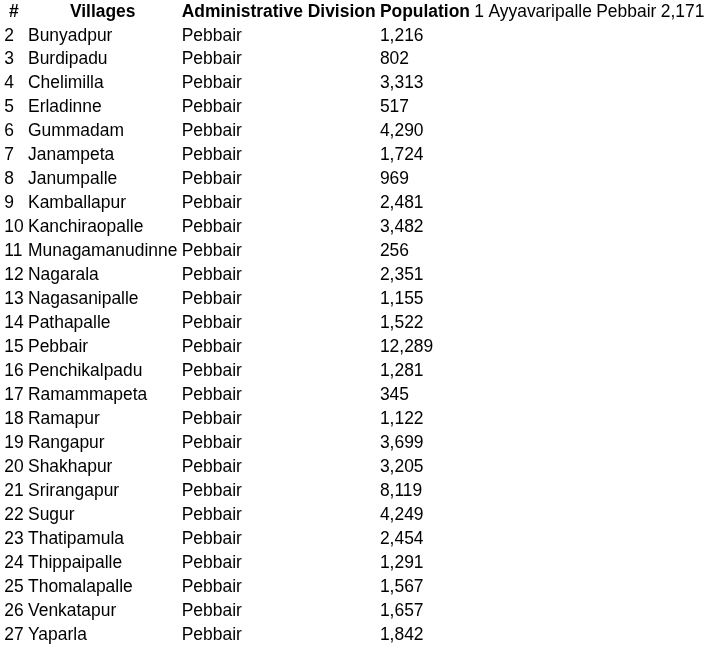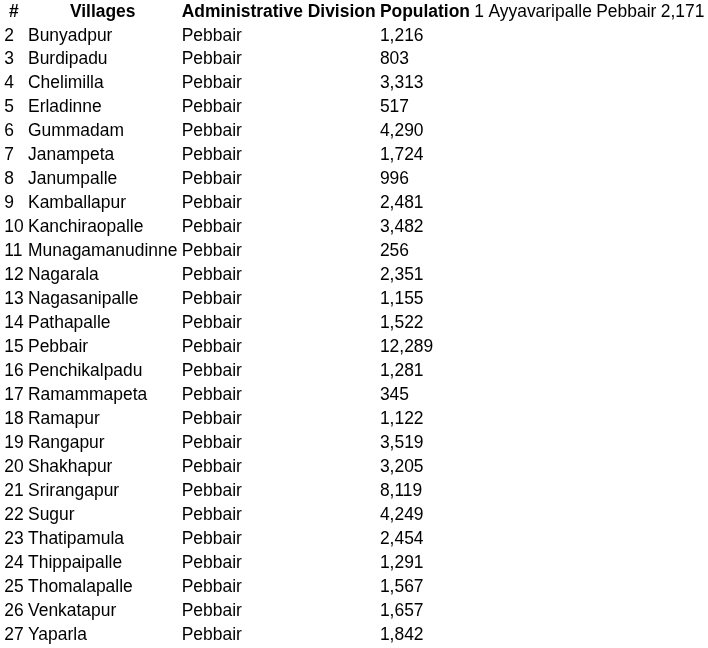(394, 58) 802 -> (394, 58) 803
(394, 178) 969 -> (394, 178) 996
(402, 442) 3,699 -> (402, 442) 3,519
